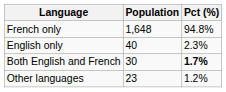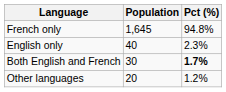(138, 29) 1,648 -> (138, 29) 1,645
(131, 78) 23 -> (131, 78) 20
